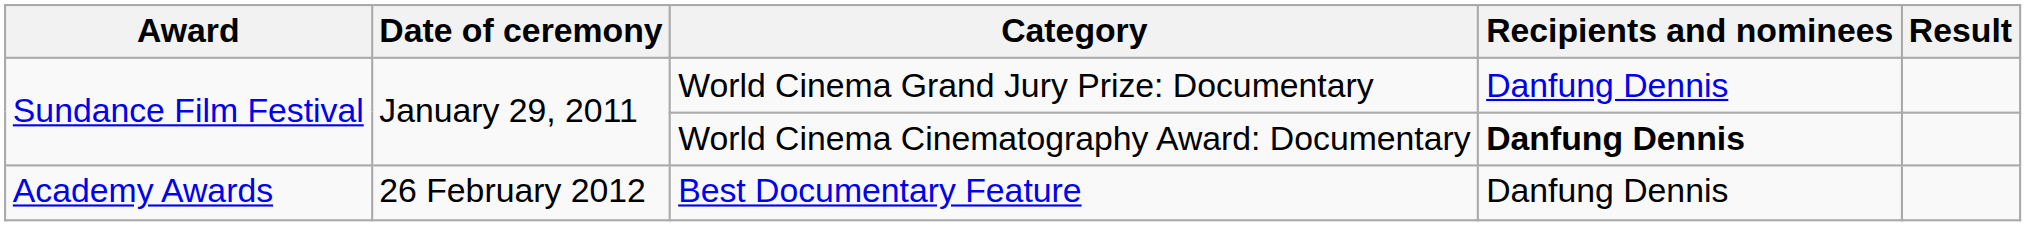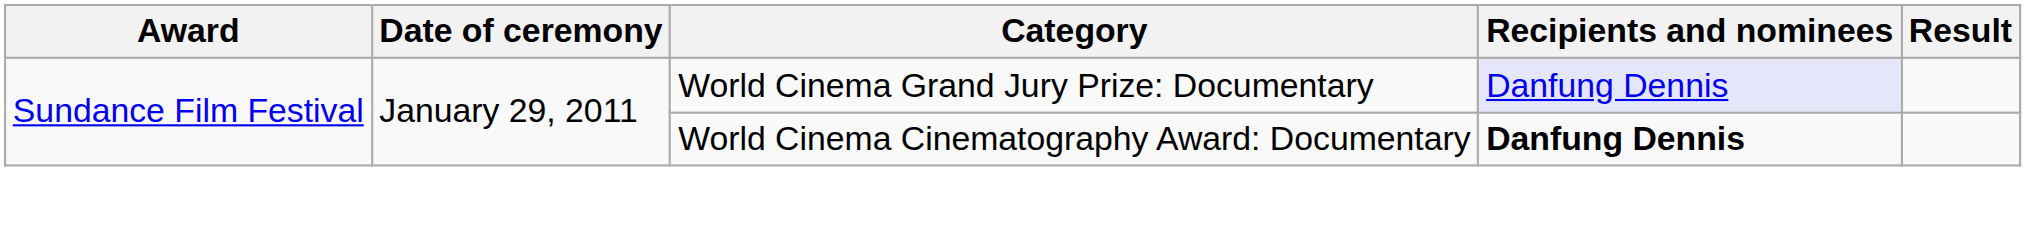(1607, 84) no background -> (1607, 84) lavender background
- row: (880, 191)
